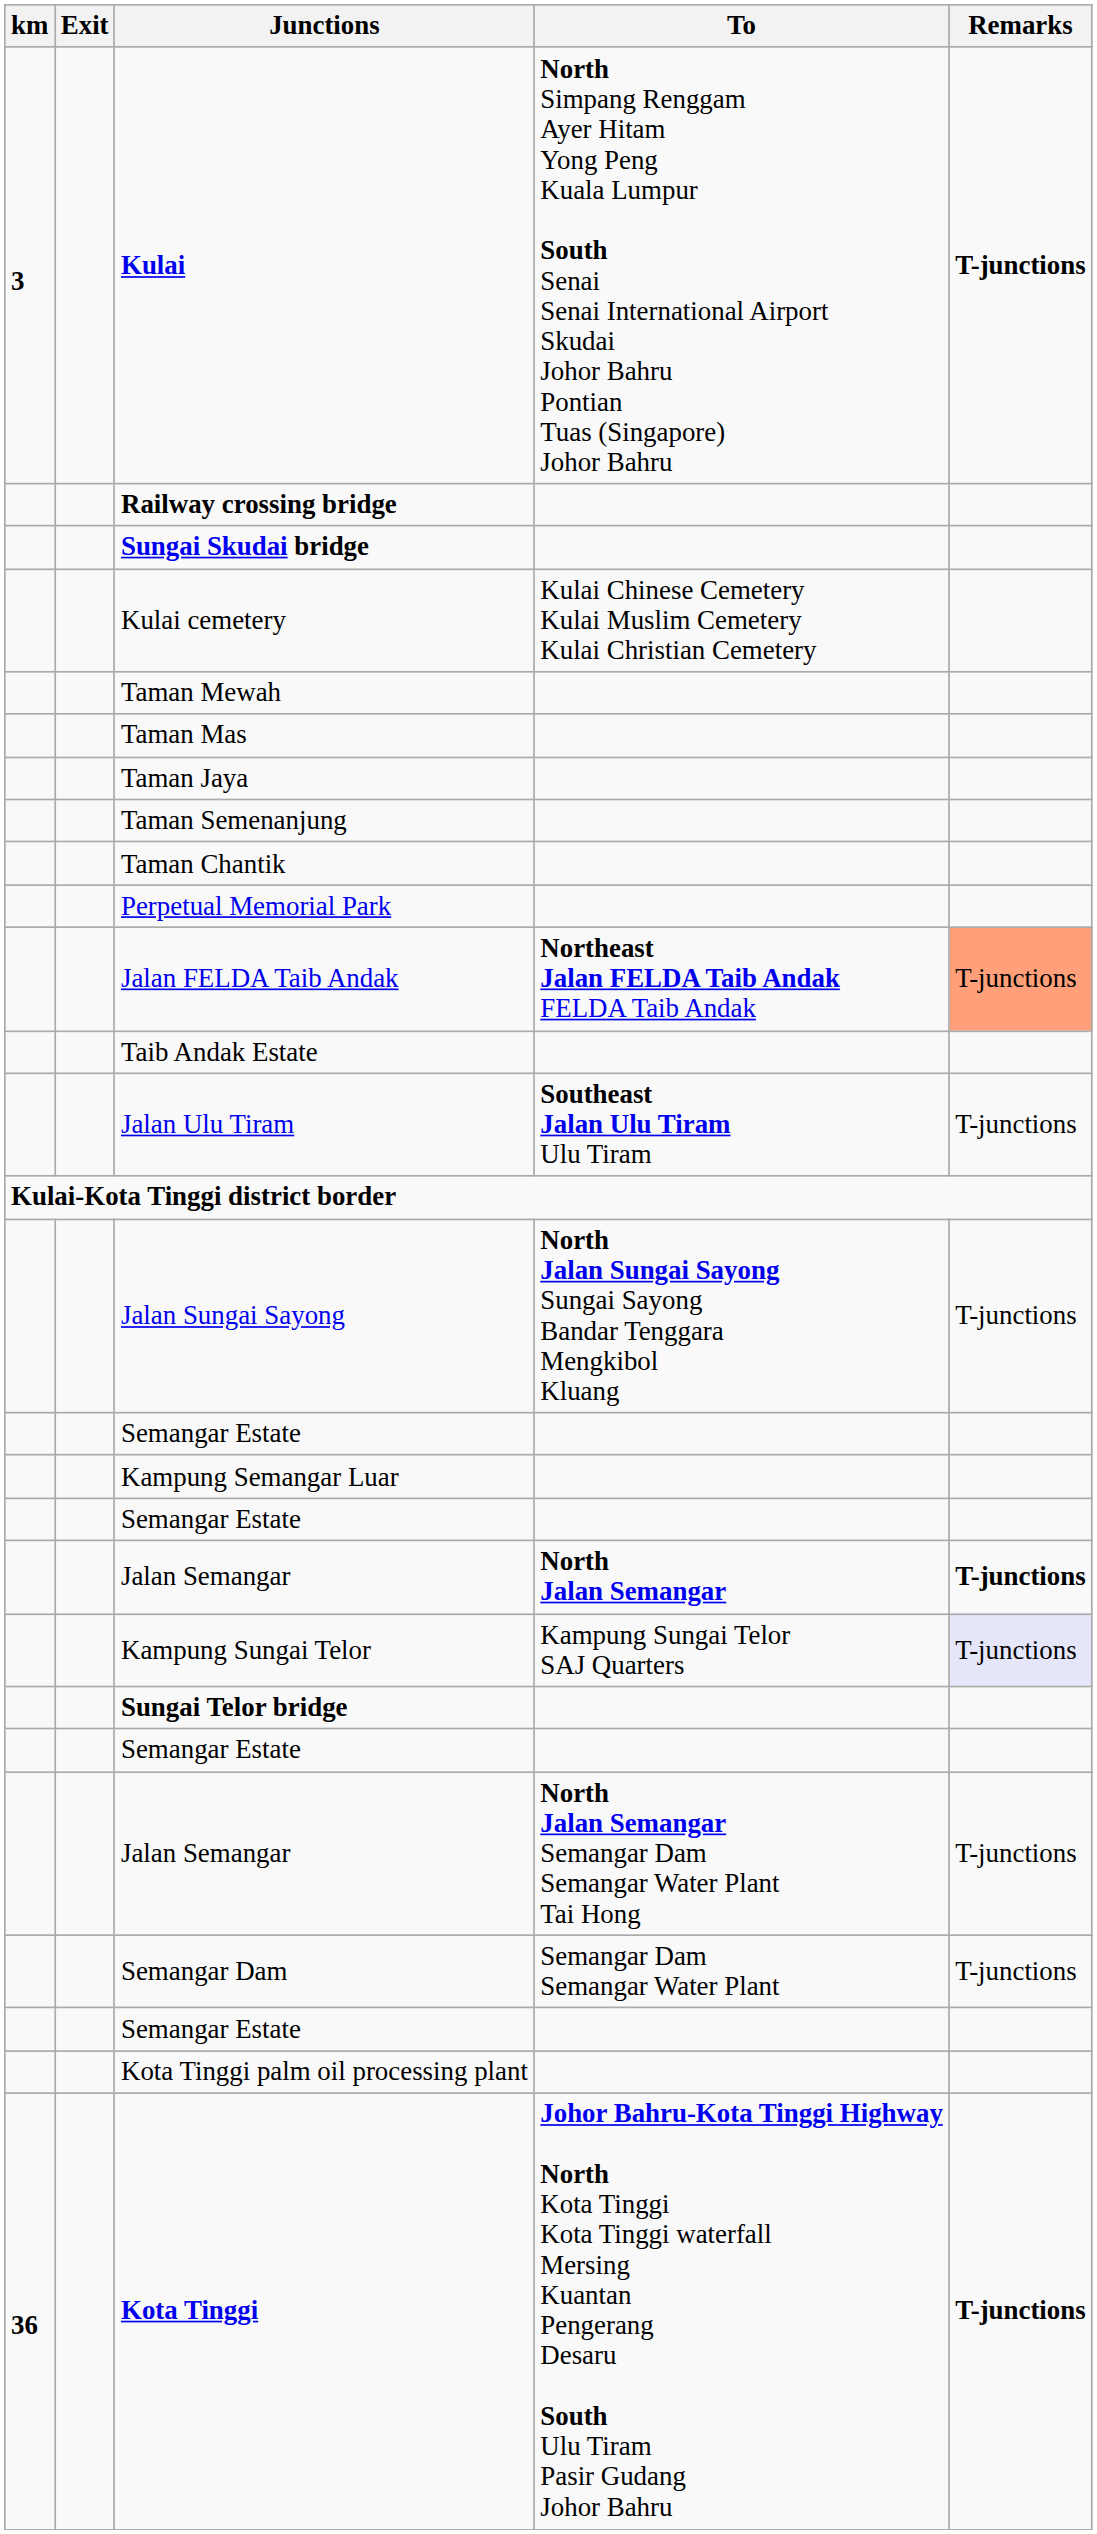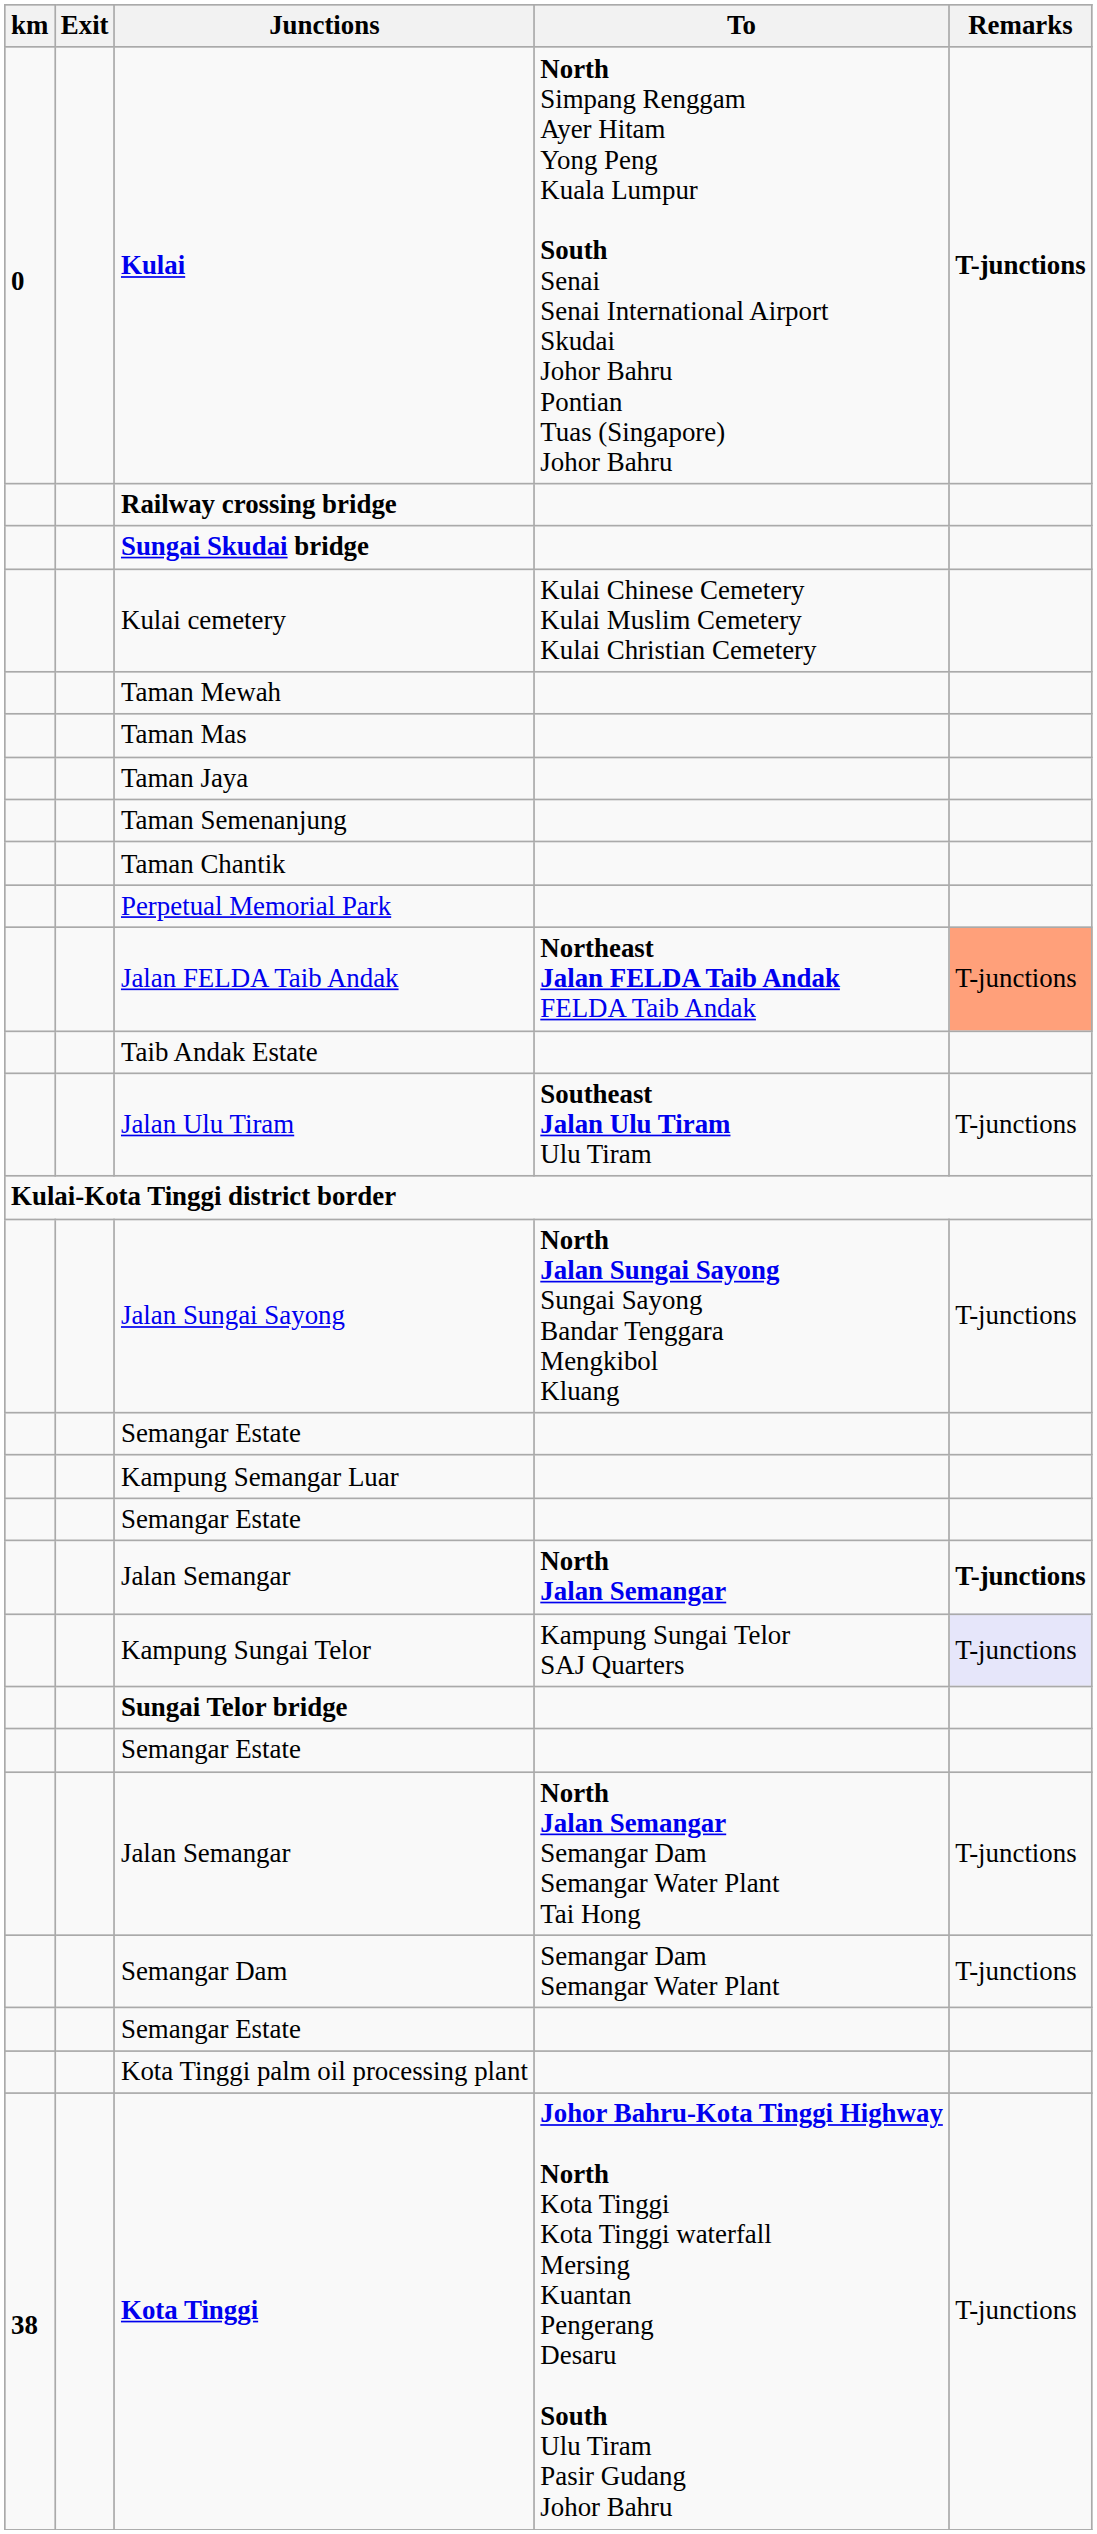(18, 280) 3 -> (18, 280) 0
(24, 2325) 36 -> (24, 2325) 38
(1020, 2310) bold -> (1016, 2310) normal
